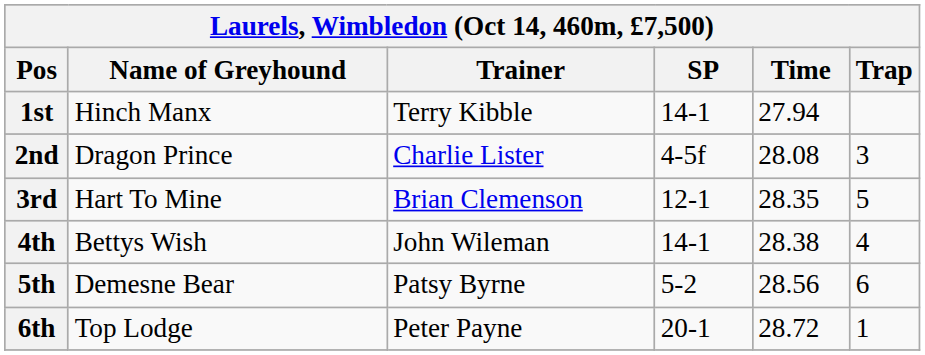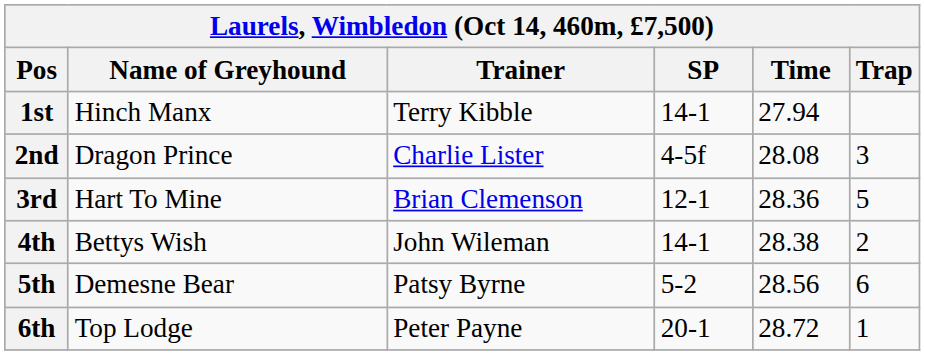(789, 198) 28.35 -> (789, 198) 28.36
(863, 241) 4 -> (863, 241) 2
